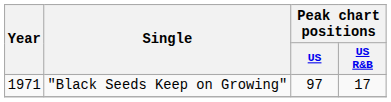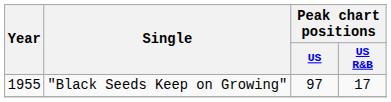(24, 85) 1971 -> (24, 85) 1955
